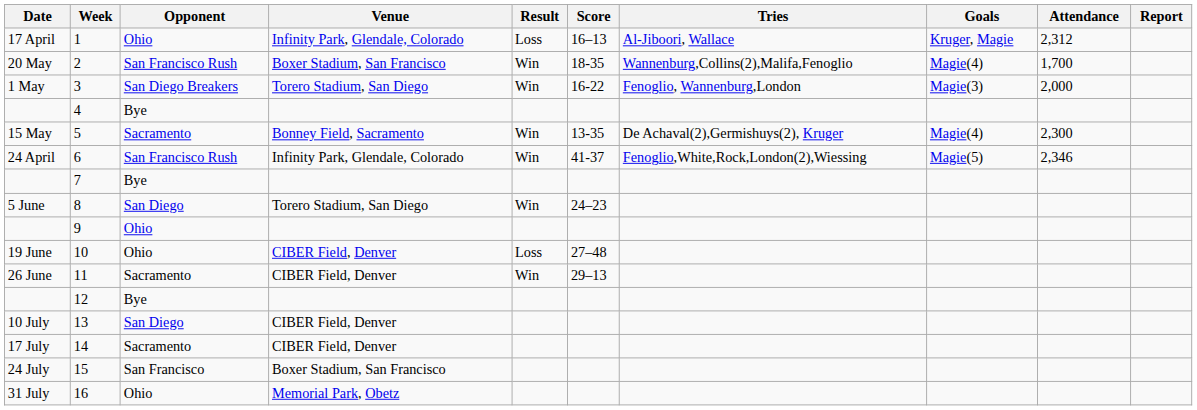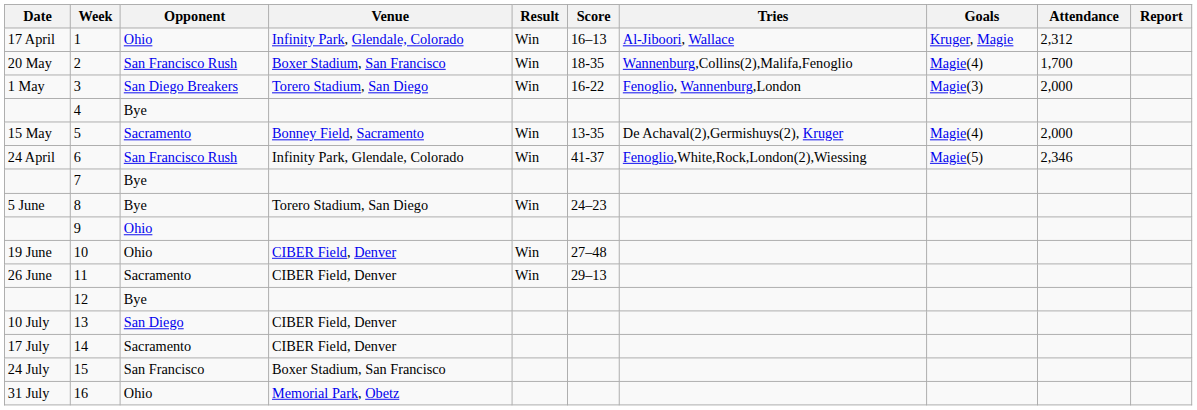(529, 40) Loss -> (527, 40) Win
(1057, 134) 2,300 -> (1057, 134) 2,000
(154, 204) San Diego -> (135, 204) Bye
(529, 252) Loss -> (527, 252) Win
